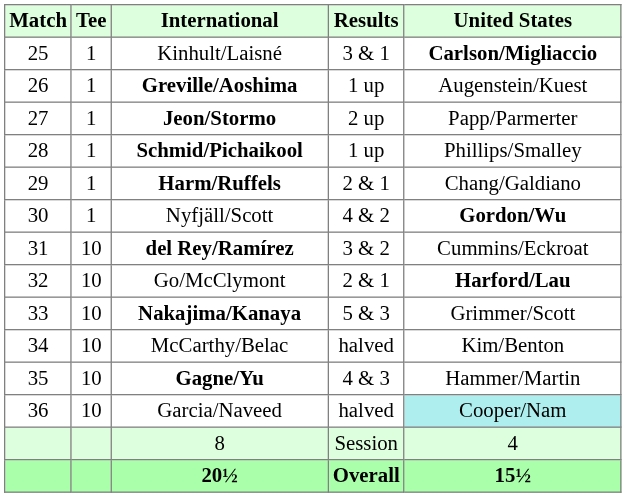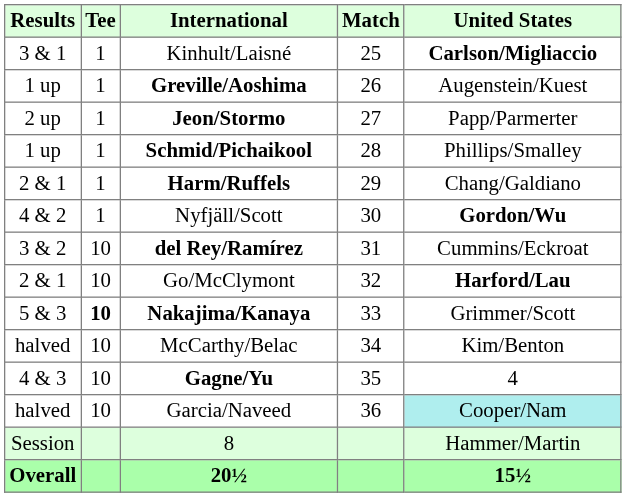columns swapped: (38, 20) <-> (366, 20)
(91, 313) normal -> (101, 313) bold
(513, 378) Hammer/Martin -> (513, 378) 4
(513, 443) 4 -> (513, 443) Hammer/Martin
